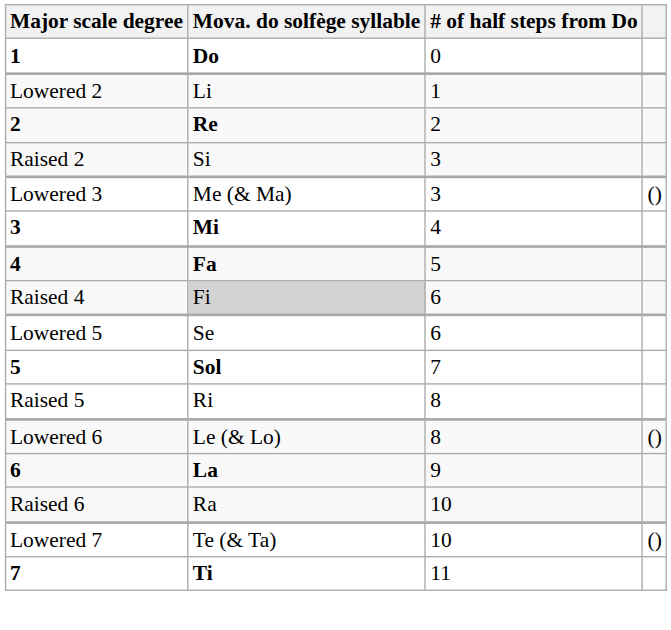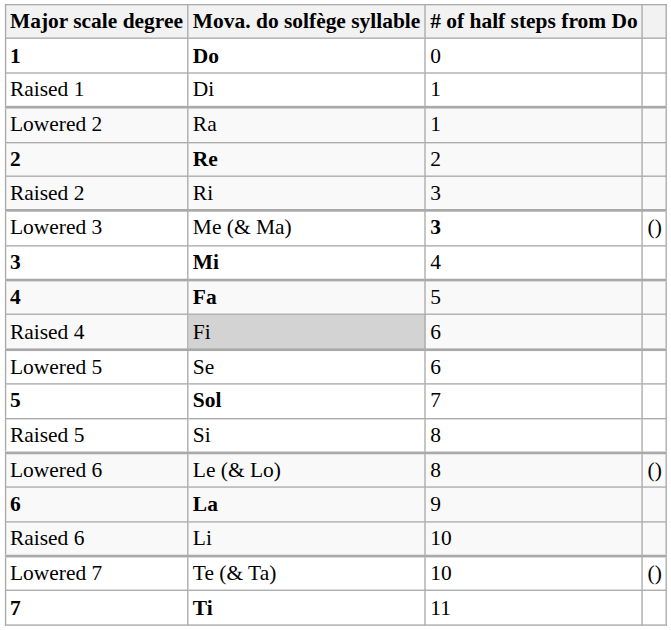+ row: (47, 89)
(202, 90) Li -> (205, 124) Ra
(202, 158) Si -> (203, 192) Ri
(436, 194) normal -> (436, 228) bold
(203, 400) Ri -> (202, 434) Si
(205, 504) Ra -> (202, 538) Li
